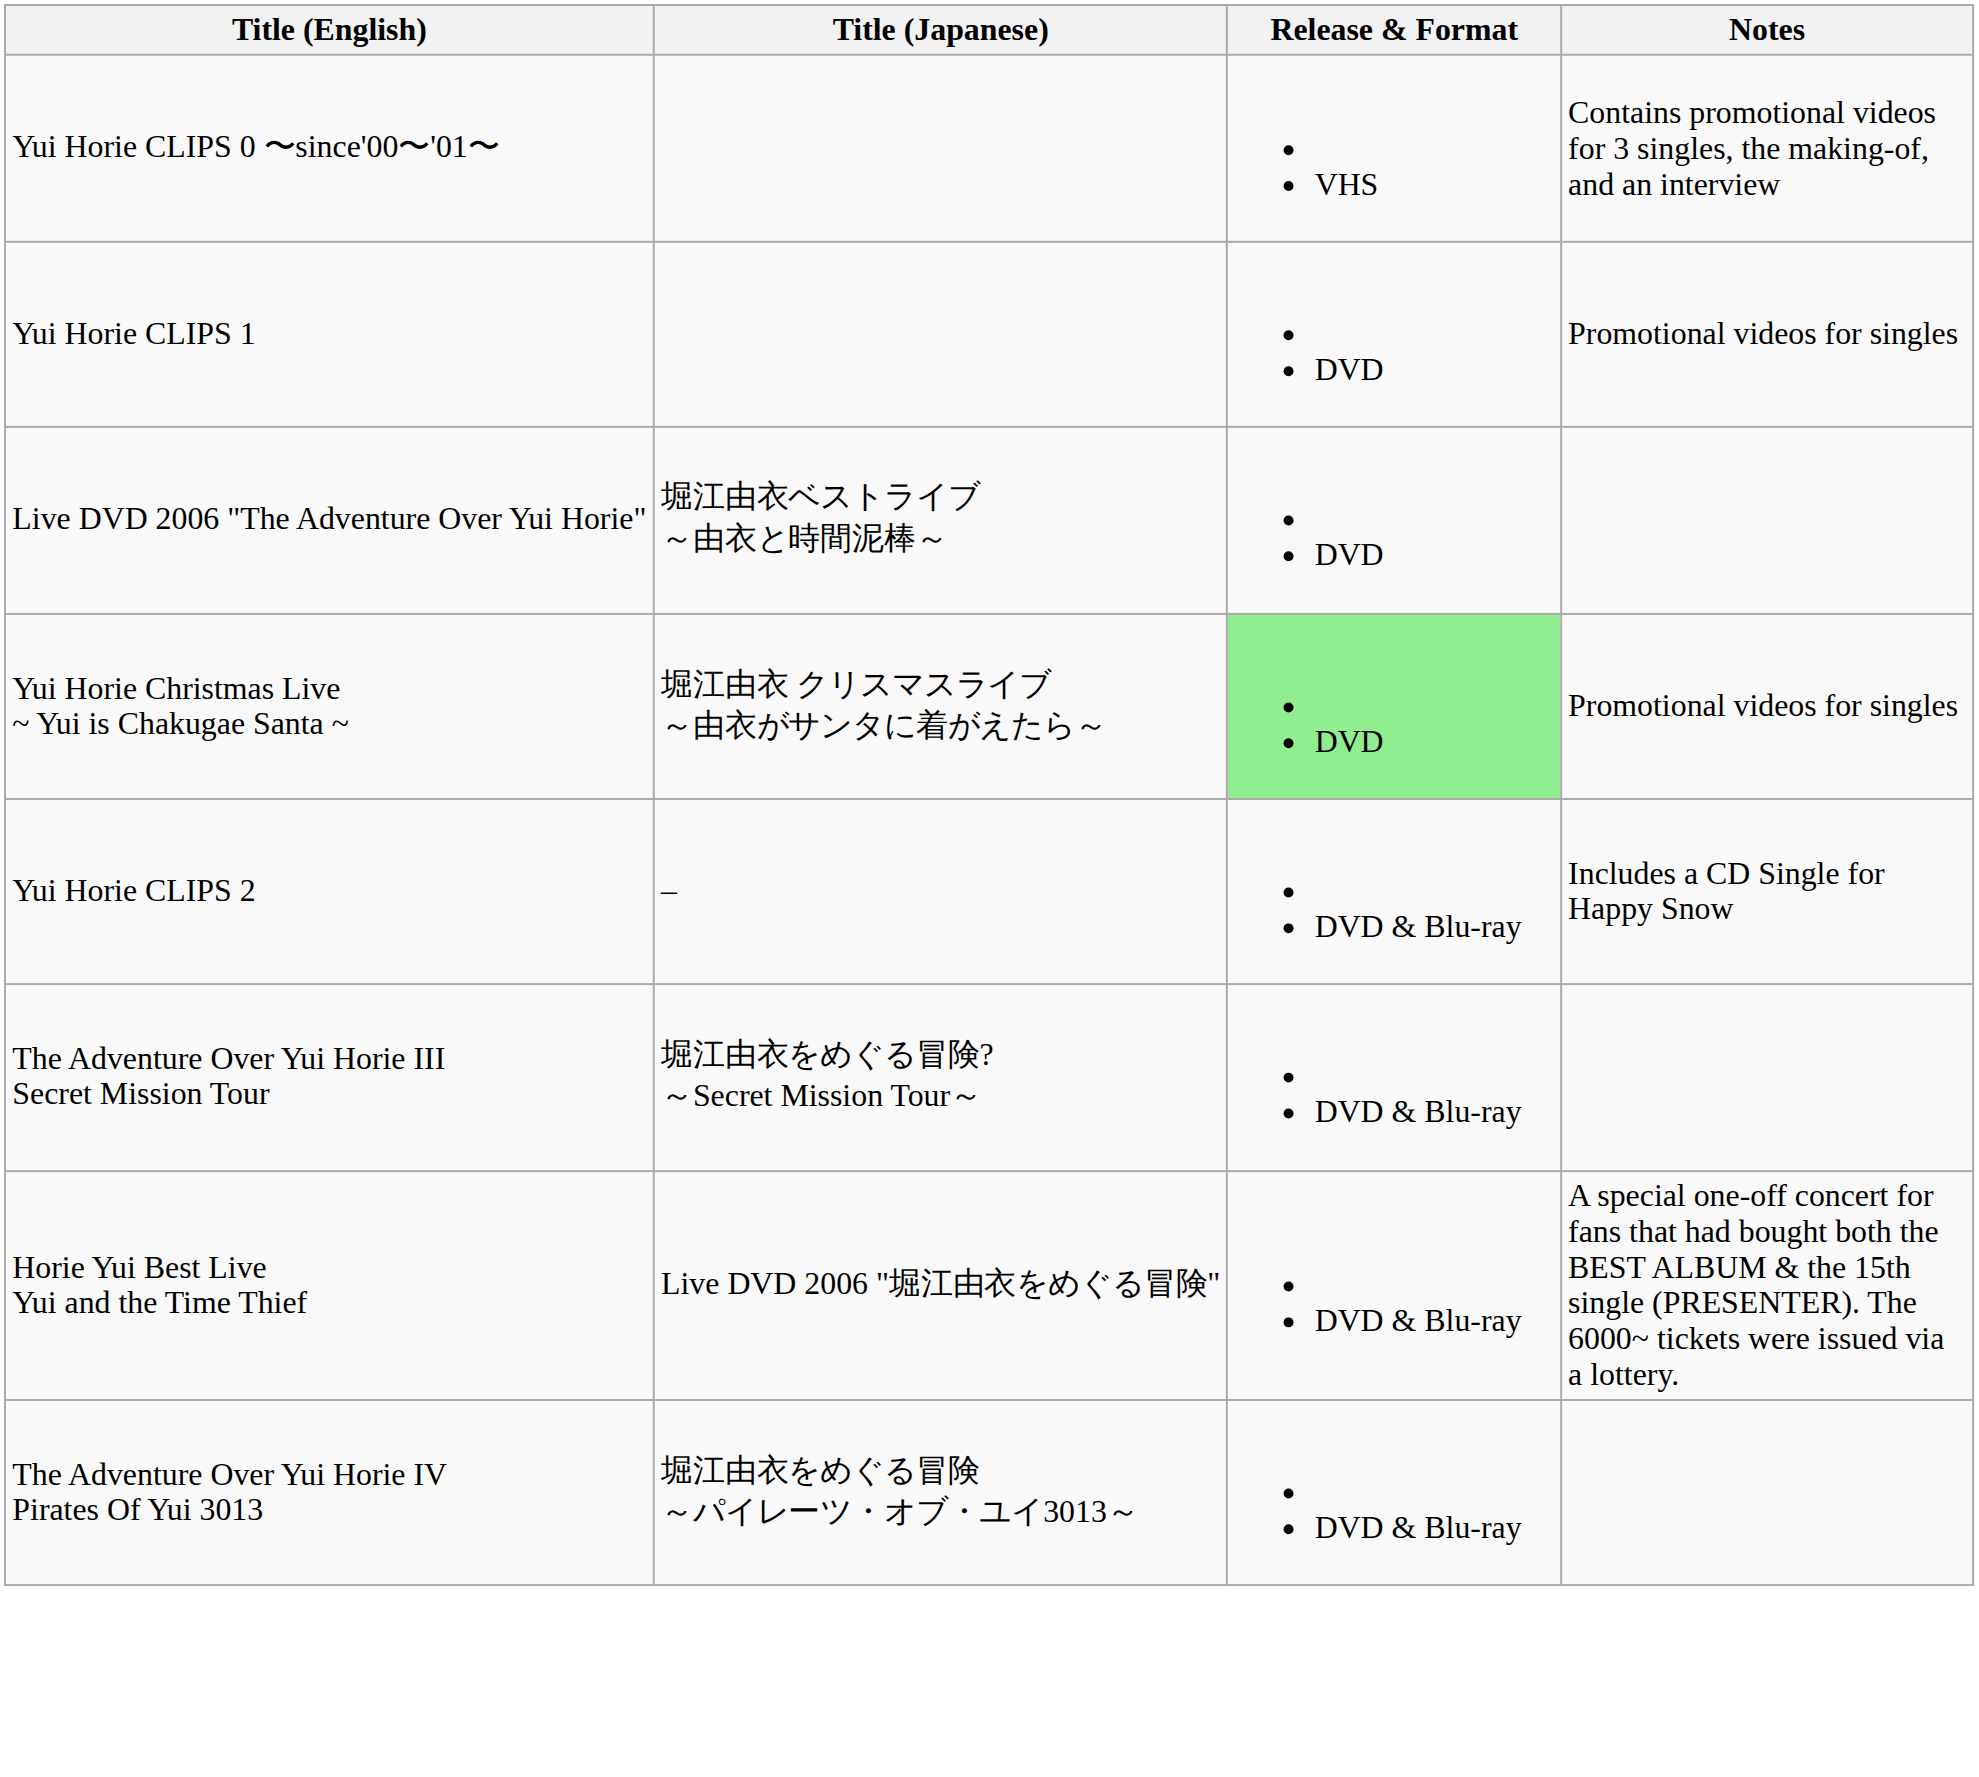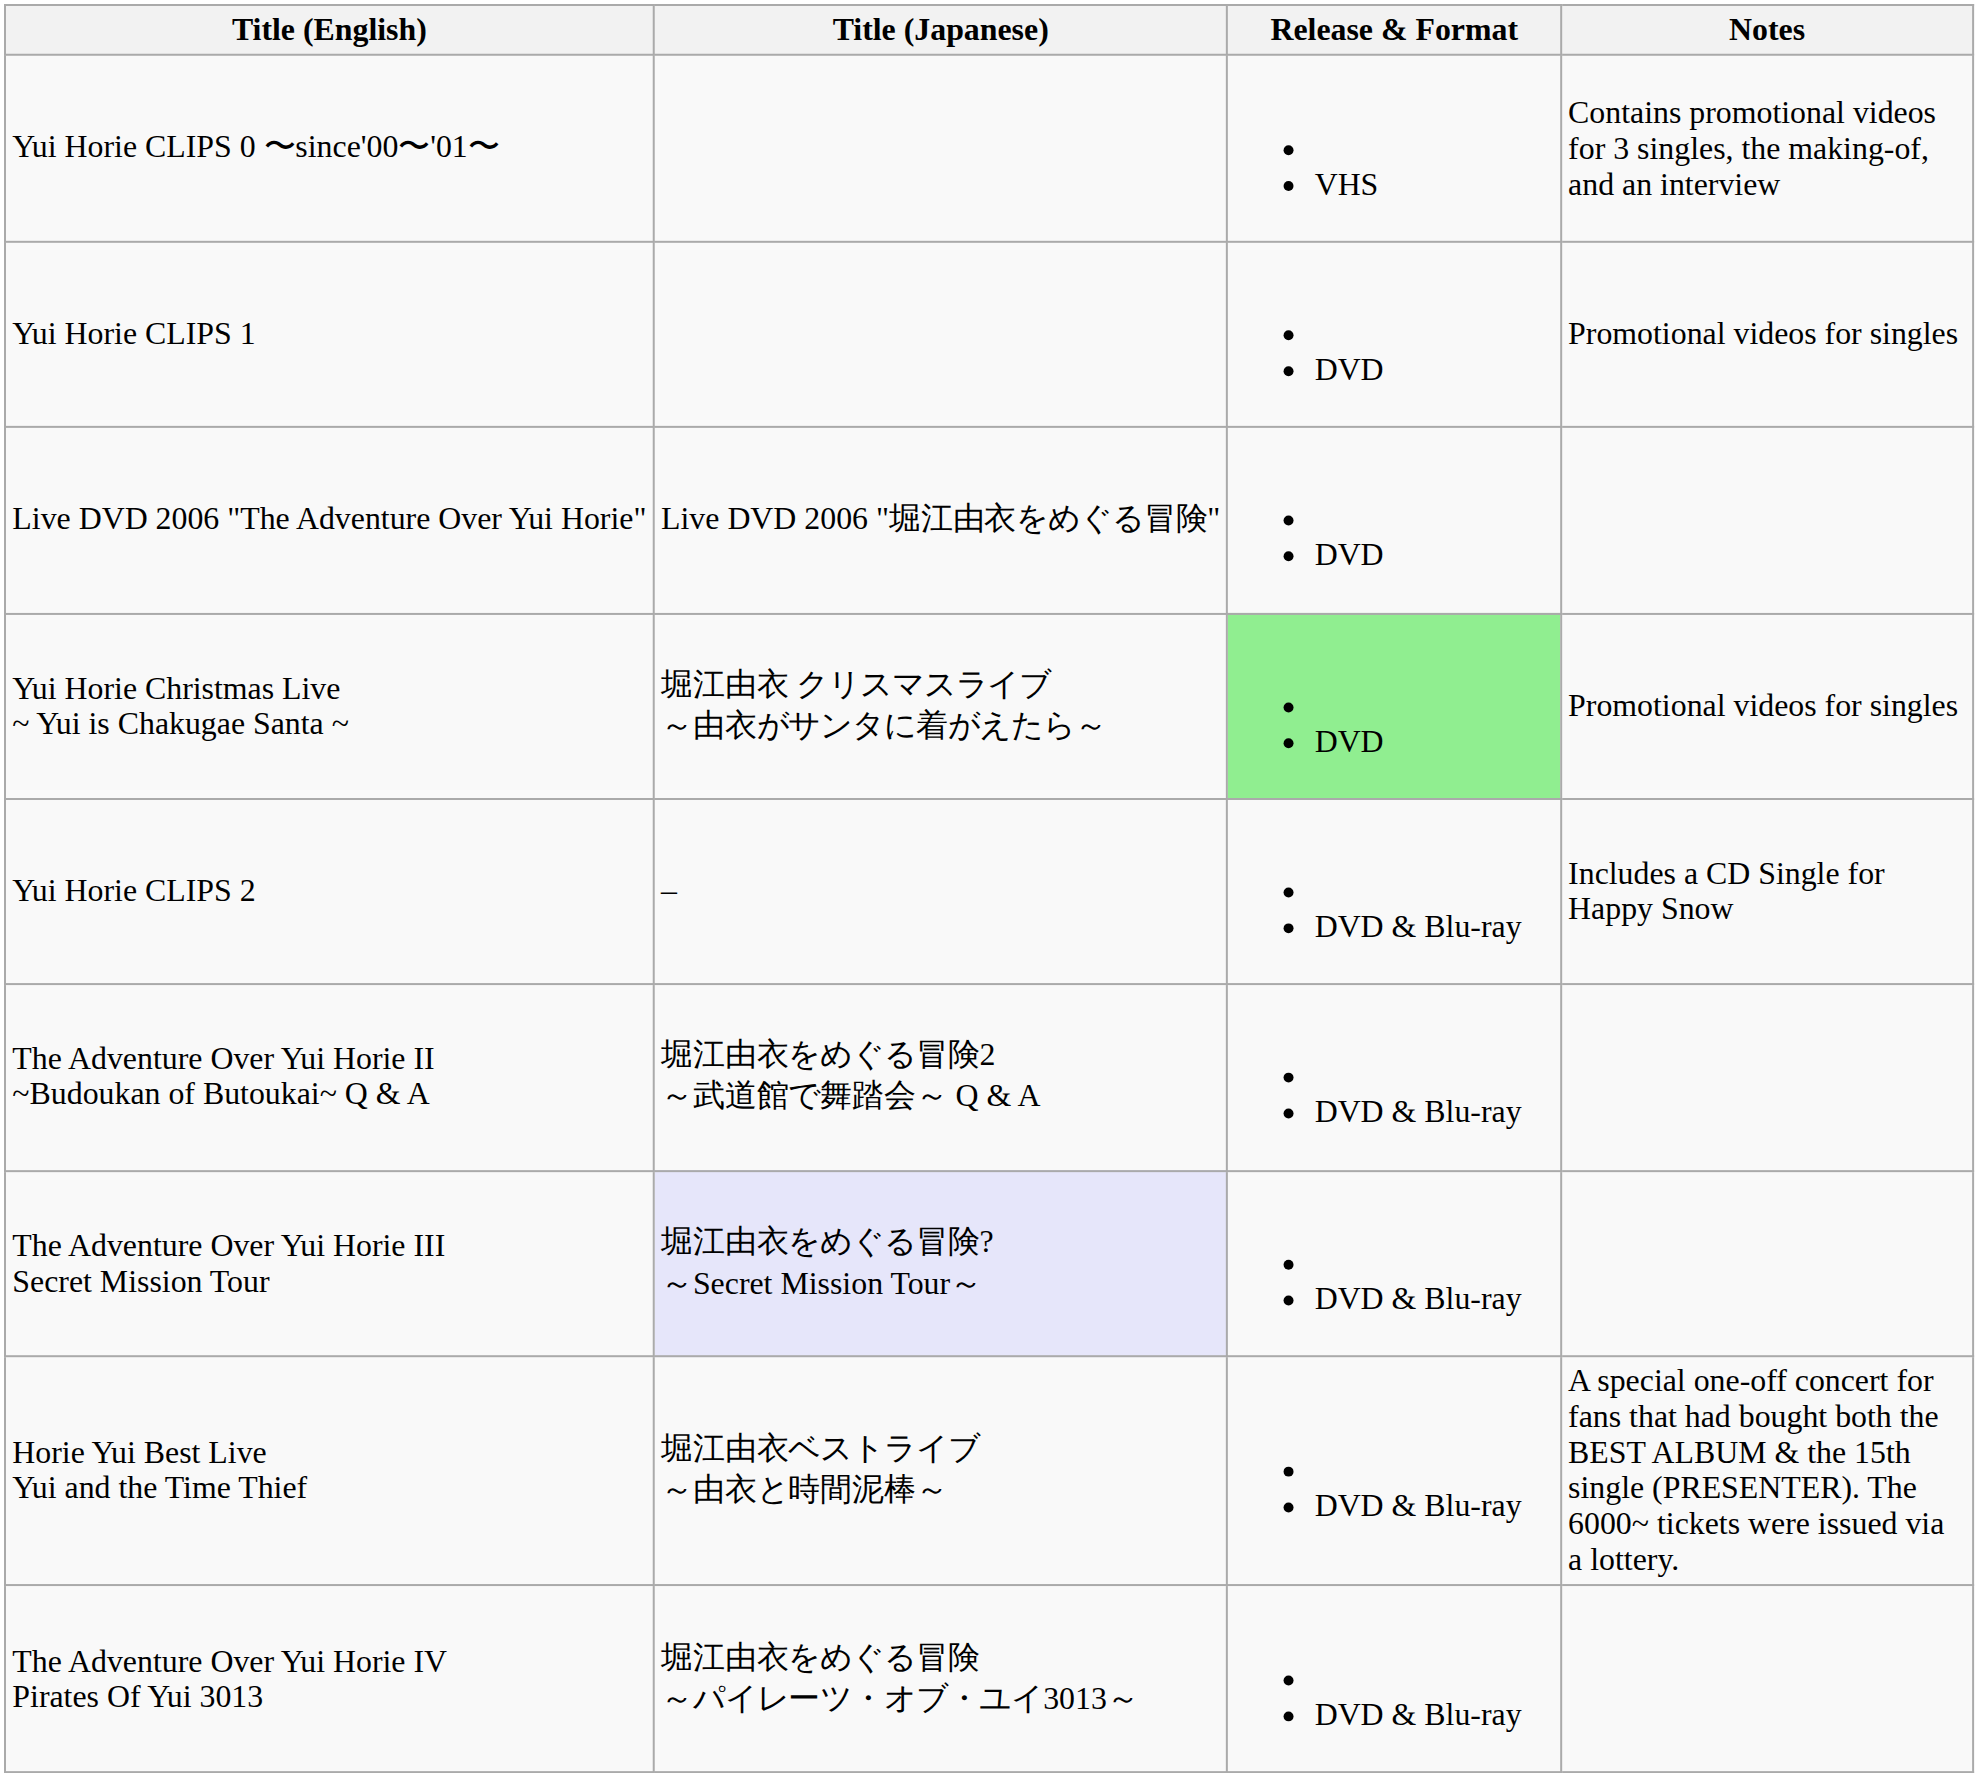(820, 518) 堀江由衣ベストライブ ～由衣と時間泥棒～ -> (941, 518) Live DVD 2006 "堀江由衣をめぐる冒険"
+ row: (224, 1076)
(827, 1075) no background -> (827, 1261) lavender background
(941, 1283) Live DVD 2006 "堀江由衣をめぐる冒険" -> (820, 1469) 堀江由衣ベストライブ ～由衣と時間泥棒～
